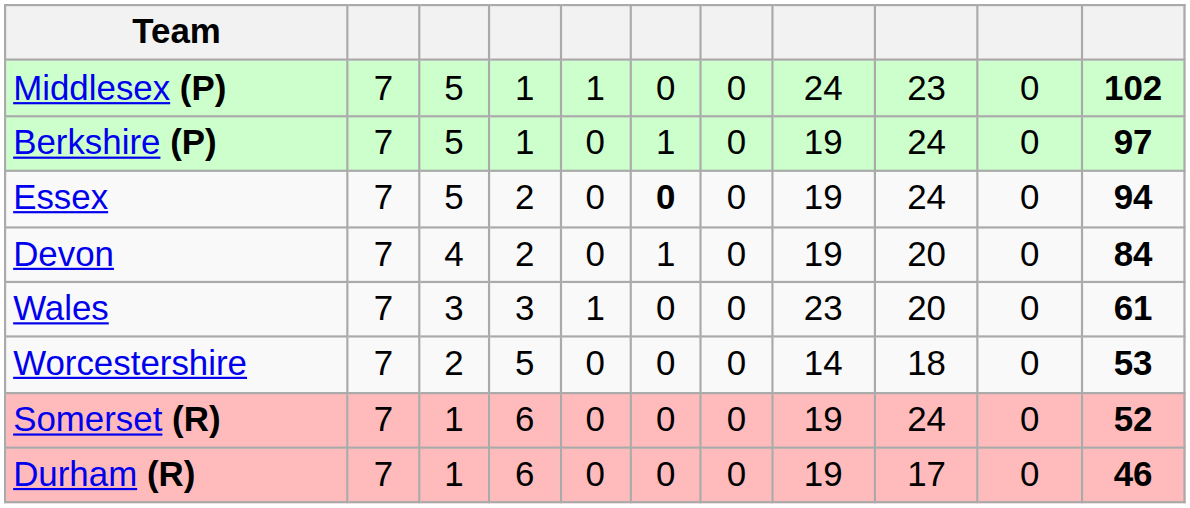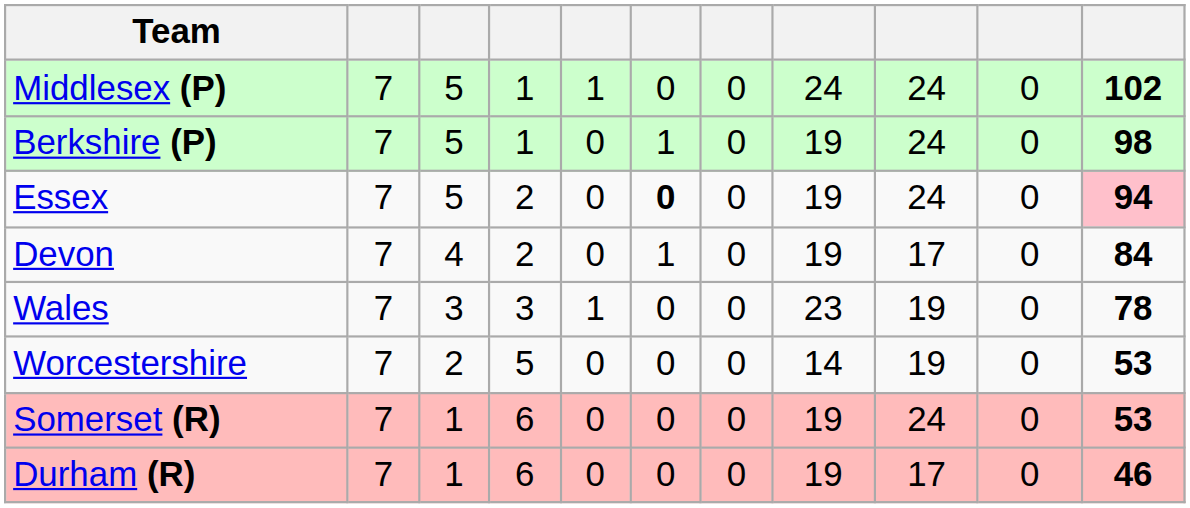(927, 87) 23 -> (927, 87) 24
(1133, 142) 97 -> (1133, 142) 98
(1133, 198) no background -> (1133, 198) pink background
(927, 253) 20 -> (927, 253) 17
(927, 308) 20 -> (927, 308) 19
(1133, 308) 61 -> (1133, 308) 78
(927, 364) 18 -> (927, 364) 19
(1133, 419) 52 -> (1133, 419) 53
